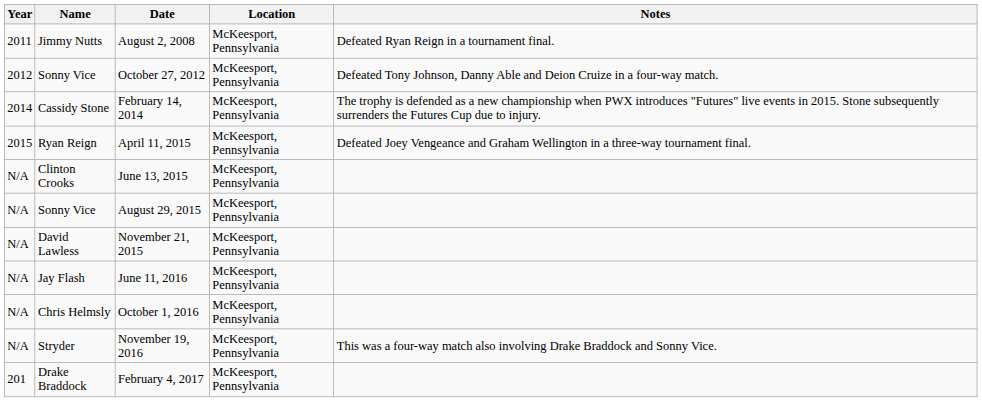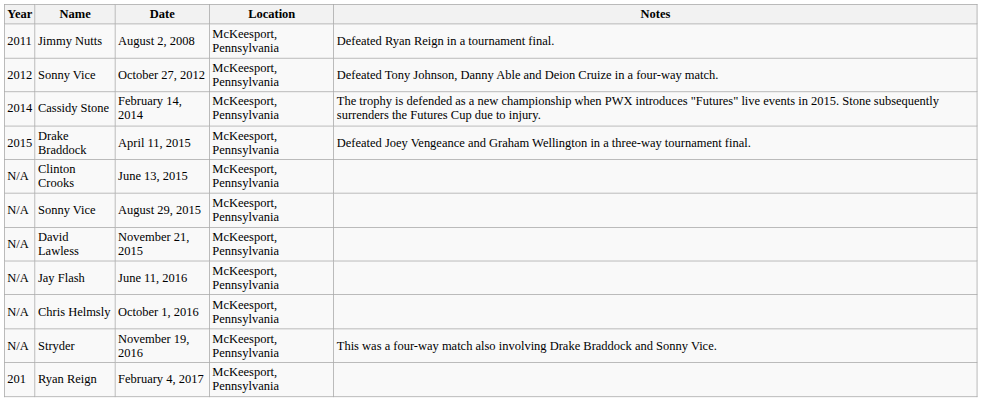(67, 142) Ryan Reign -> (62, 142) Drake Braddock
(62, 379) Drake Braddock -> (67, 379) Ryan Reign
